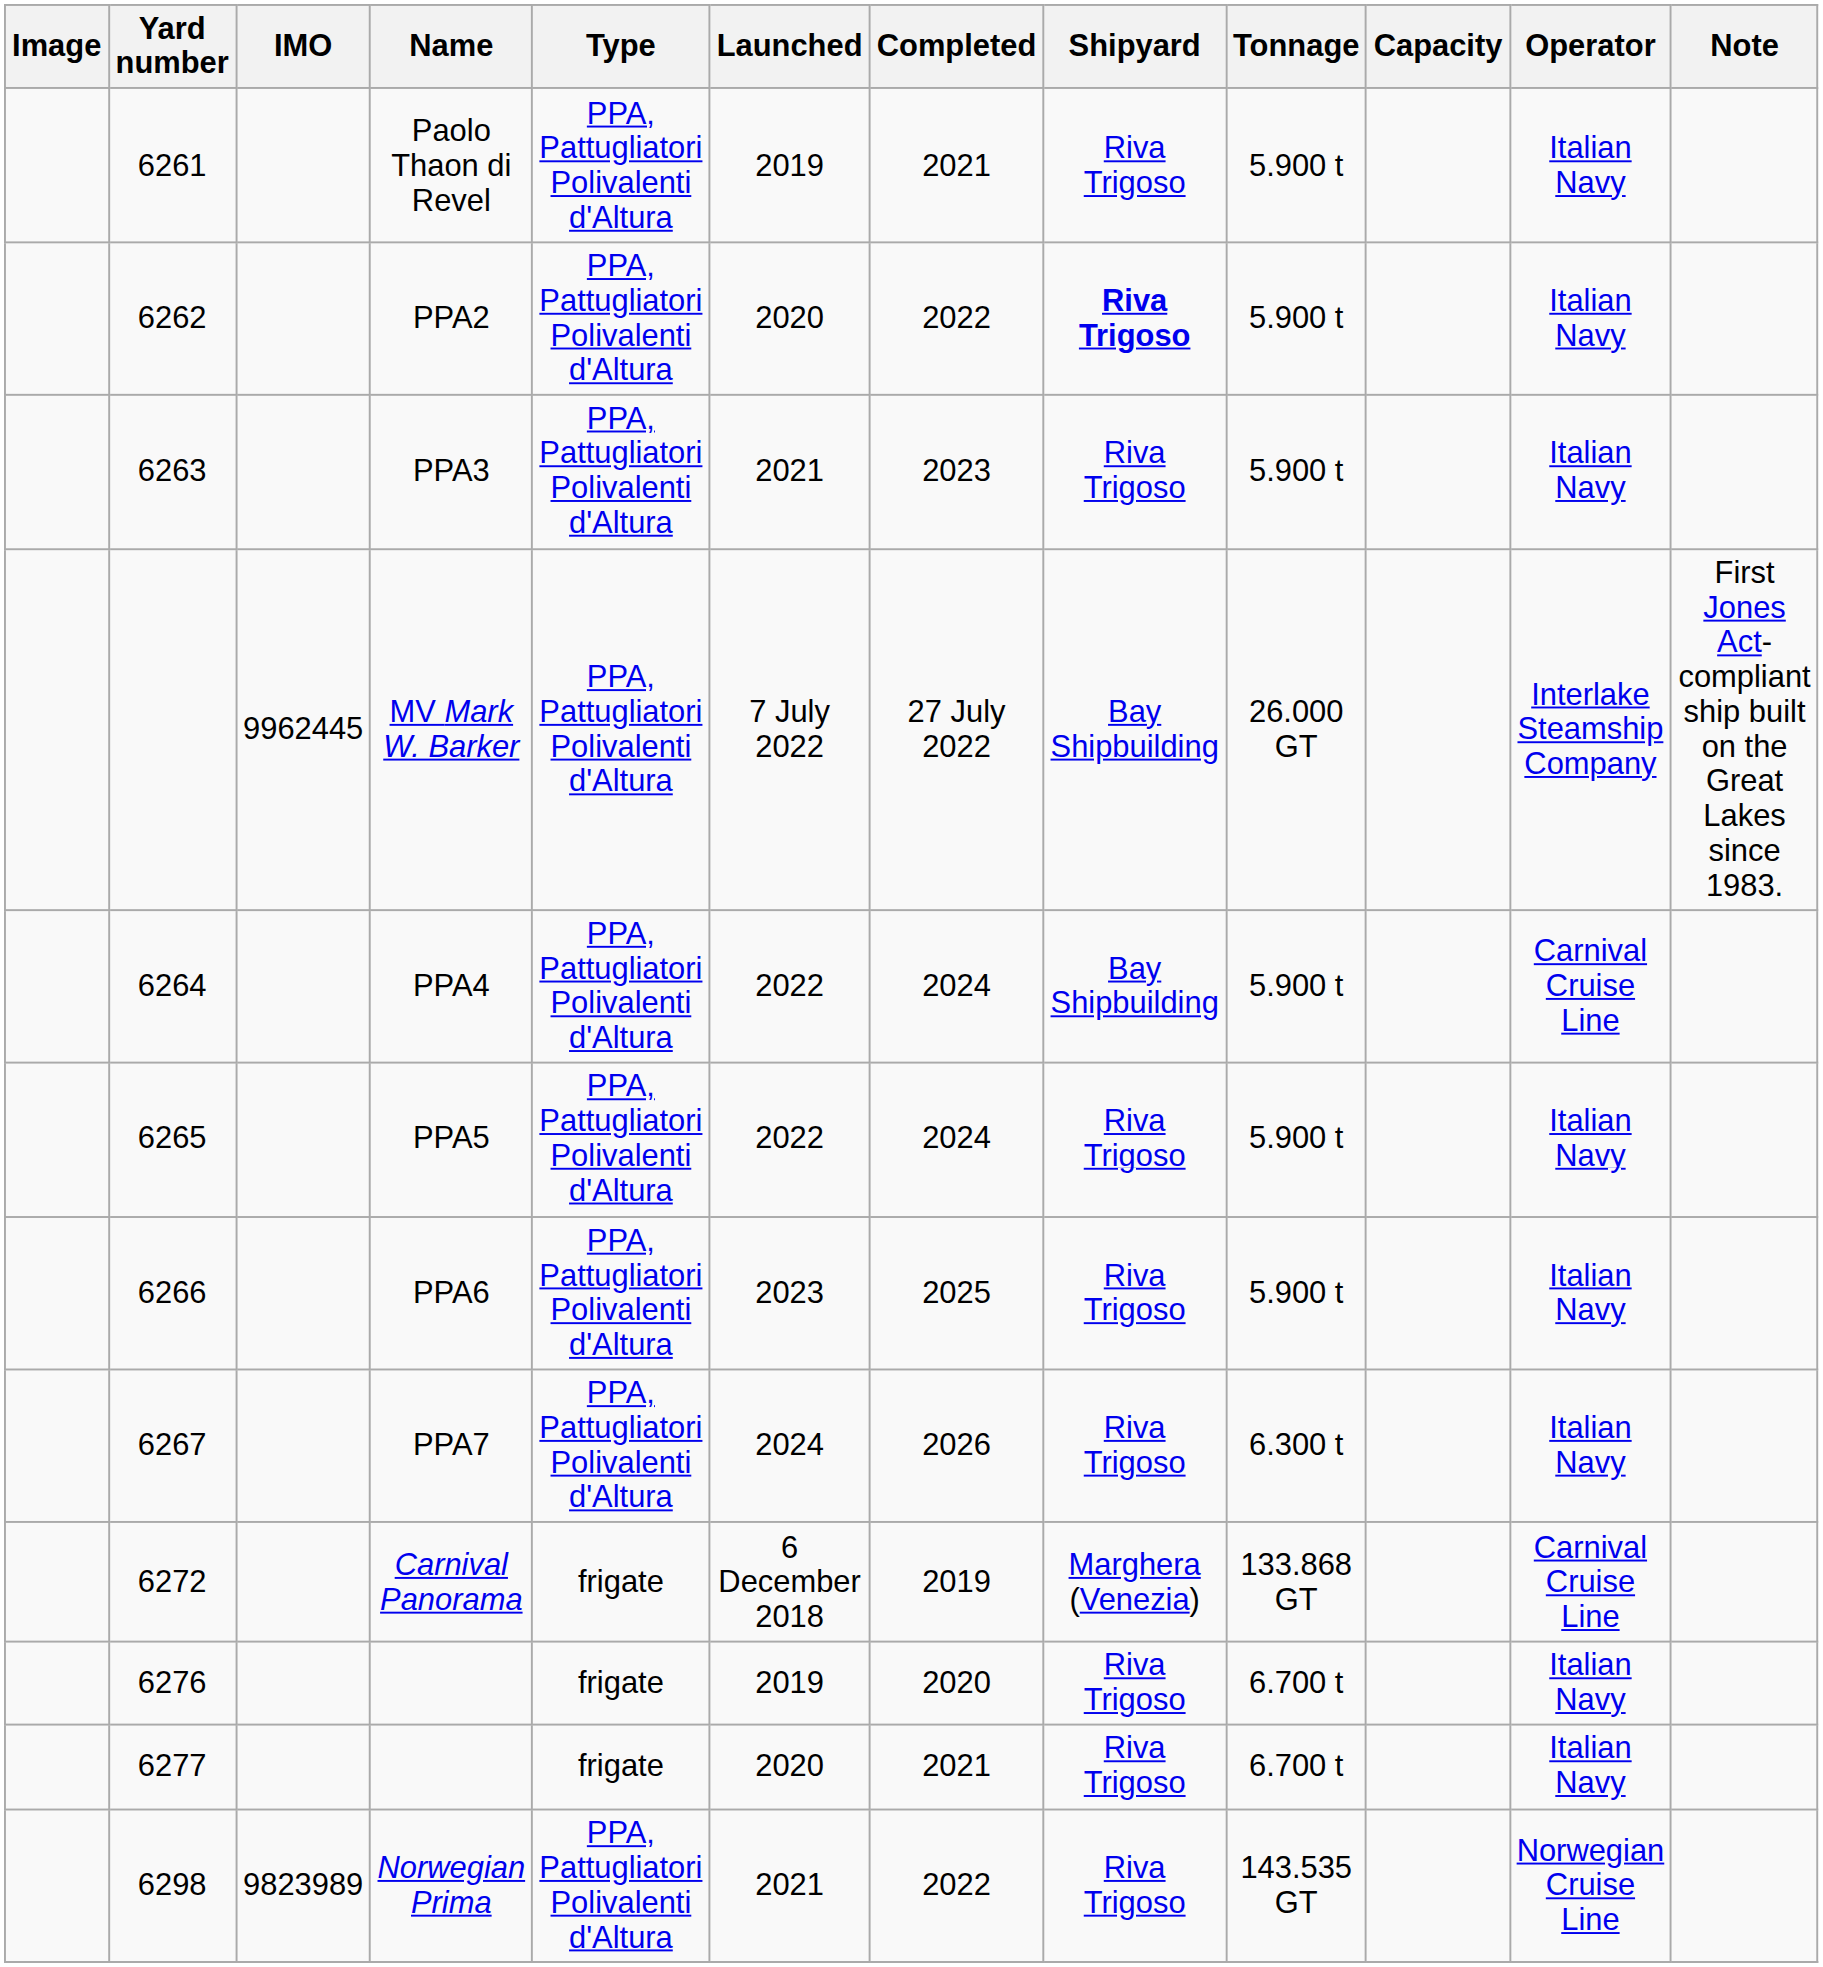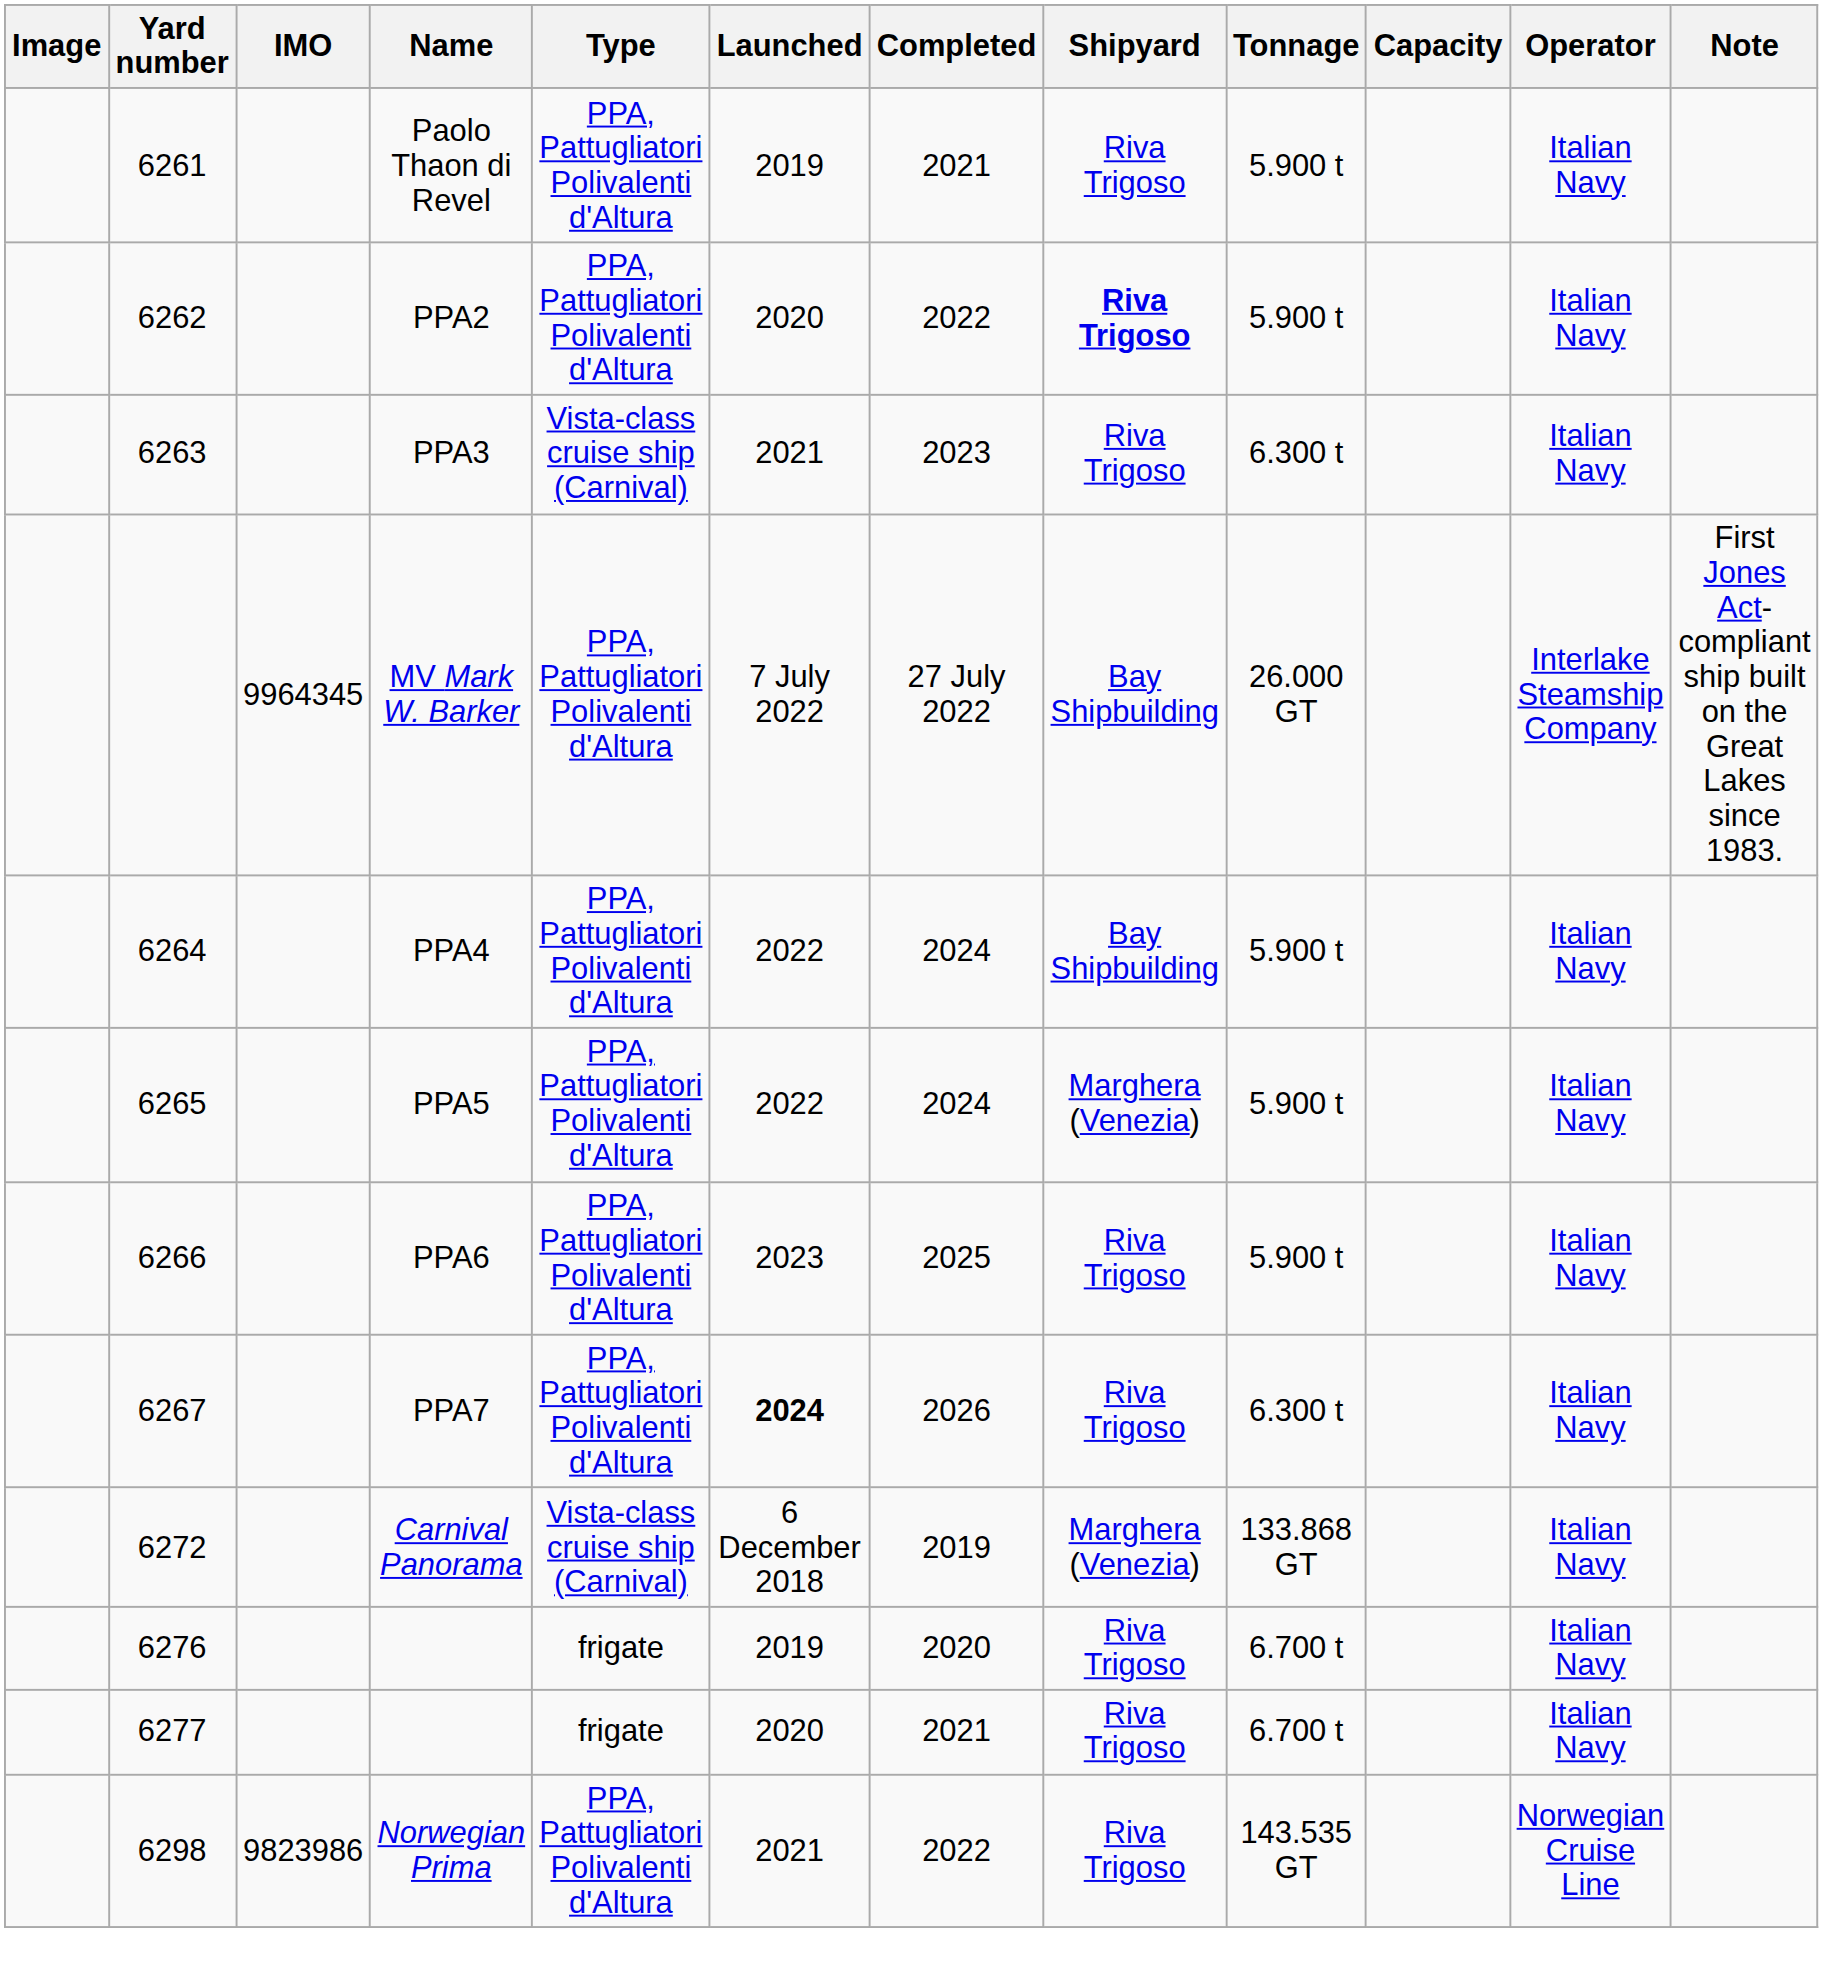(621, 471) PPA, Pattugliatori Polivalenti d'Altura -> (621, 453) Vista-class cruise ship (Carnival)
(1296, 471) 5.900 t -> (1296, 453) 6.300 t
(303, 728) 9962445 -> (303, 693) 9964345
(1590, 986) Carnival Cruise Line -> (1590, 951) Italian Navy
(1135, 1139) Riva Trigoso -> (1135, 1104) Marghera (Venezia)
(790, 1445) normal -> (790, 1410) bold
(621, 1581) frigate -> (621, 1546) Vista-class cruise ship (Carnival)
(1590, 1581) Carnival Cruise Line -> (1590, 1546) Italian Navy
(303, 1884) 9823989 -> (303, 1849) 9823986
